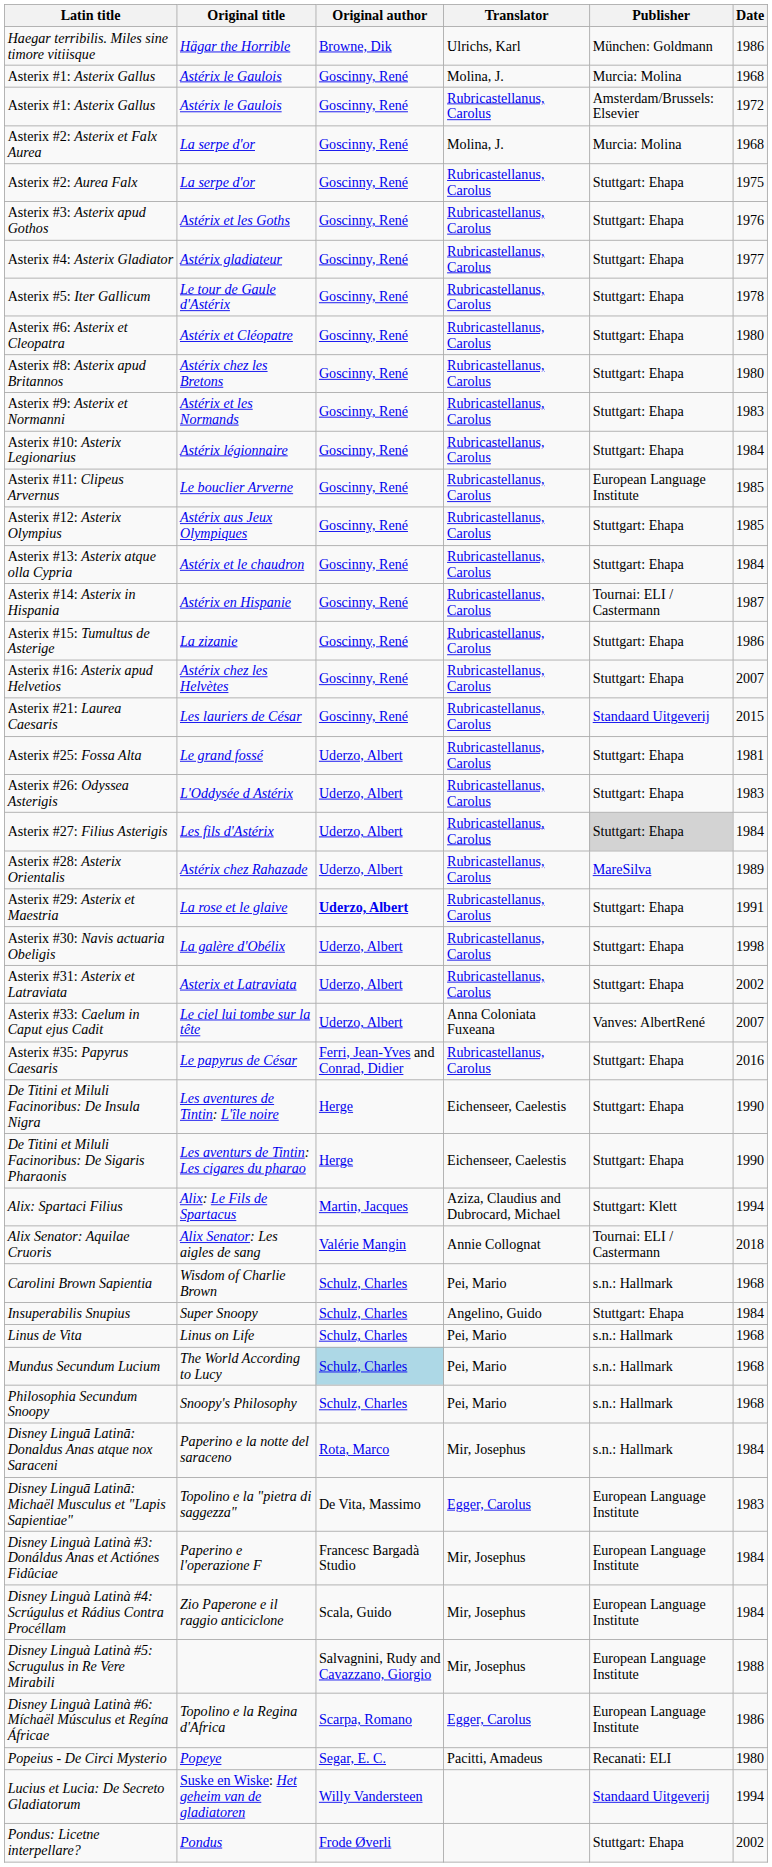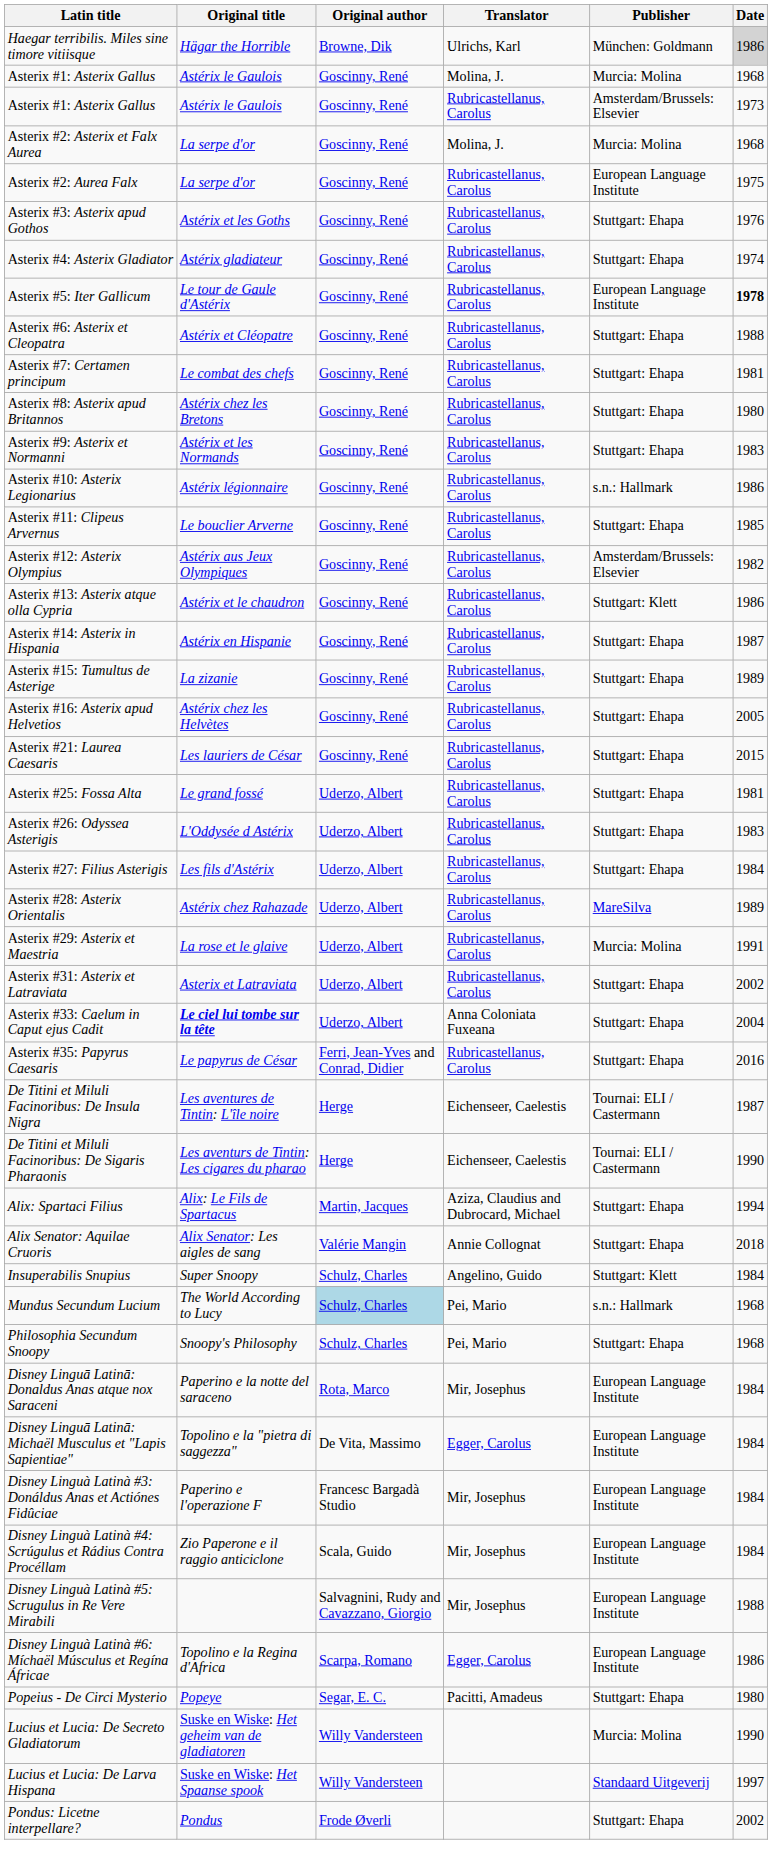(750, 45) no background -> (750, 45) lightgrey background
(750, 106) 1972 -> (750, 106) 1973
(638, 182) Stuttgart: Ehapa -> (649, 182) European Language Institute
(750, 259) 1977 -> (750, 259) 1974
(638, 297) Stuttgart: Ehapa -> (649, 297) European Language Institute
(750, 297) normal -> (750, 297) bold
(750, 335) 1980 -> (750, 335) 1988
+ row: (69, 373)
(638, 449) Stuttgart: Ehapa -> (633, 488) s.n.: Hallmark
(750, 449) 1984 -> (750, 488) 1986
(649, 488) European Language Institute -> (638, 526) Stuttgart: Ehapa
(638, 526) Stuttgart: Ehapa -> (653, 564) Amsterdam/Brussels: Elsevier
(750, 526) 1985 -> (750, 564) 1982
(638, 564) Stuttgart: Ehapa -> (635, 602) Stuttgart: Klett
(750, 564) 1984 -> (750, 602) 1986
(633, 602) Tournai: ELI / Castermann -> (638, 640) Stuttgart: Ehapa
(750, 640) 1986 -> (750, 678) 1989
(750, 678) 2007 -> (750, 717) 2005
(651, 717) Standaard Uitgeverij -> (638, 755) Stuttgart: Ehapa
(638, 831) lightgrey background -> (638, 869) no background
(364, 907) bold -> (361, 946) normal
(638, 907) Stuttgart: Ehapa -> (637, 946) Murcia: Molina
- row: (86, 946)
(245, 1022) normal -> (239, 1022) bold
(649, 1022) Vanves: AlbertRené -> (638, 1022) Stuttgart: Ehapa
(750, 1022) 2007 -> (750, 1022) 2004
(638, 1106) Stuttgart: Ehapa -> (633, 1106) Tournai: ELI / Castermann
(750, 1106) 1990 -> (750, 1106) 1987
(638, 1160) Stuttgart: Ehapa -> (633, 1160) Tournai: ELI / Castermann
(635, 1206) Stuttgart: Klett -> (638, 1206) Stuttgart: Ehapa
(633, 1245) Tournai: ELI / Castermann -> (638, 1245) Stuttgart: Ehapa
- row: (80, 1283)
(638, 1313) Stuttgart: Ehapa -> (635, 1275) Stuttgart: Klett
- row: (45, 1335)
(633, 1404) s.n.: Hallmark -> (638, 1343) Stuttgart: Ehapa
(633, 1450) s.n.: Hallmark -> (649, 1389) European Language Institute
(750, 1504) 1983 -> (750, 1443) 1984
(632, 1758) Recanati: ELI -> (638, 1698) Stuttgart: Ehapa
(651, 1796) Standaard Uitgeverij -> (637, 1736) Murcia: Molina
(750, 1796) 1994 -> (750, 1736) 1990
+ row: (82, 1782)
